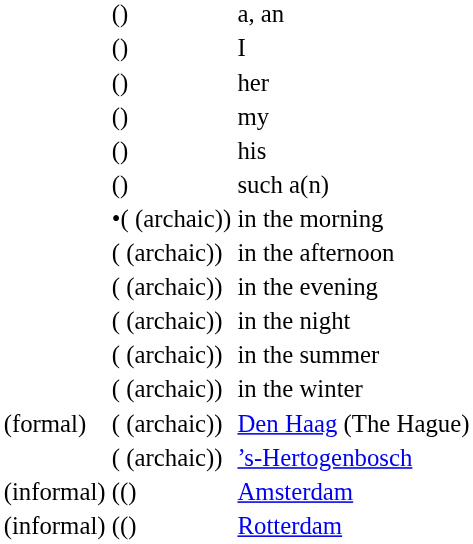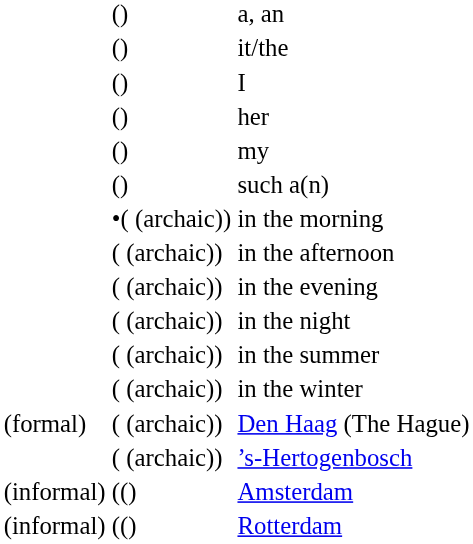+ row: (263, 48)
- row: (252, 150)
